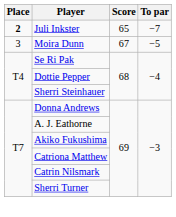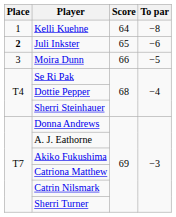+ row: (61, 28)
(155, 28) −7 -> (155, 44) −6
(124, 44) 67 -> (124, 60) 66
